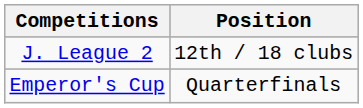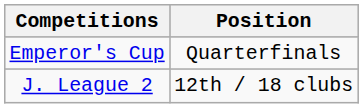rows swapped: (87, 53) <-> (87, 86)
